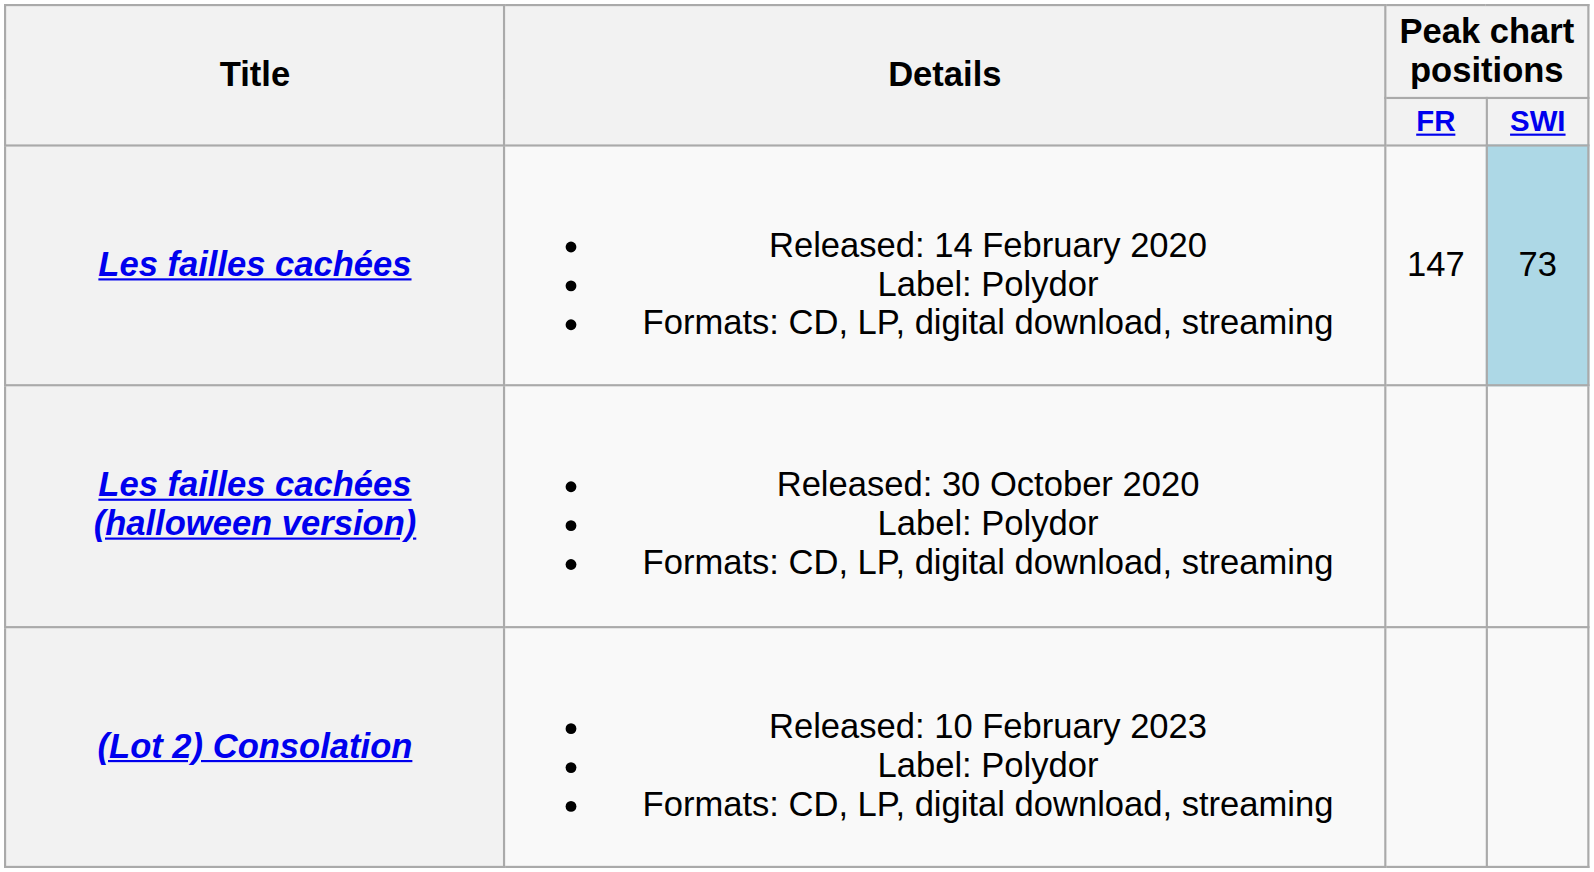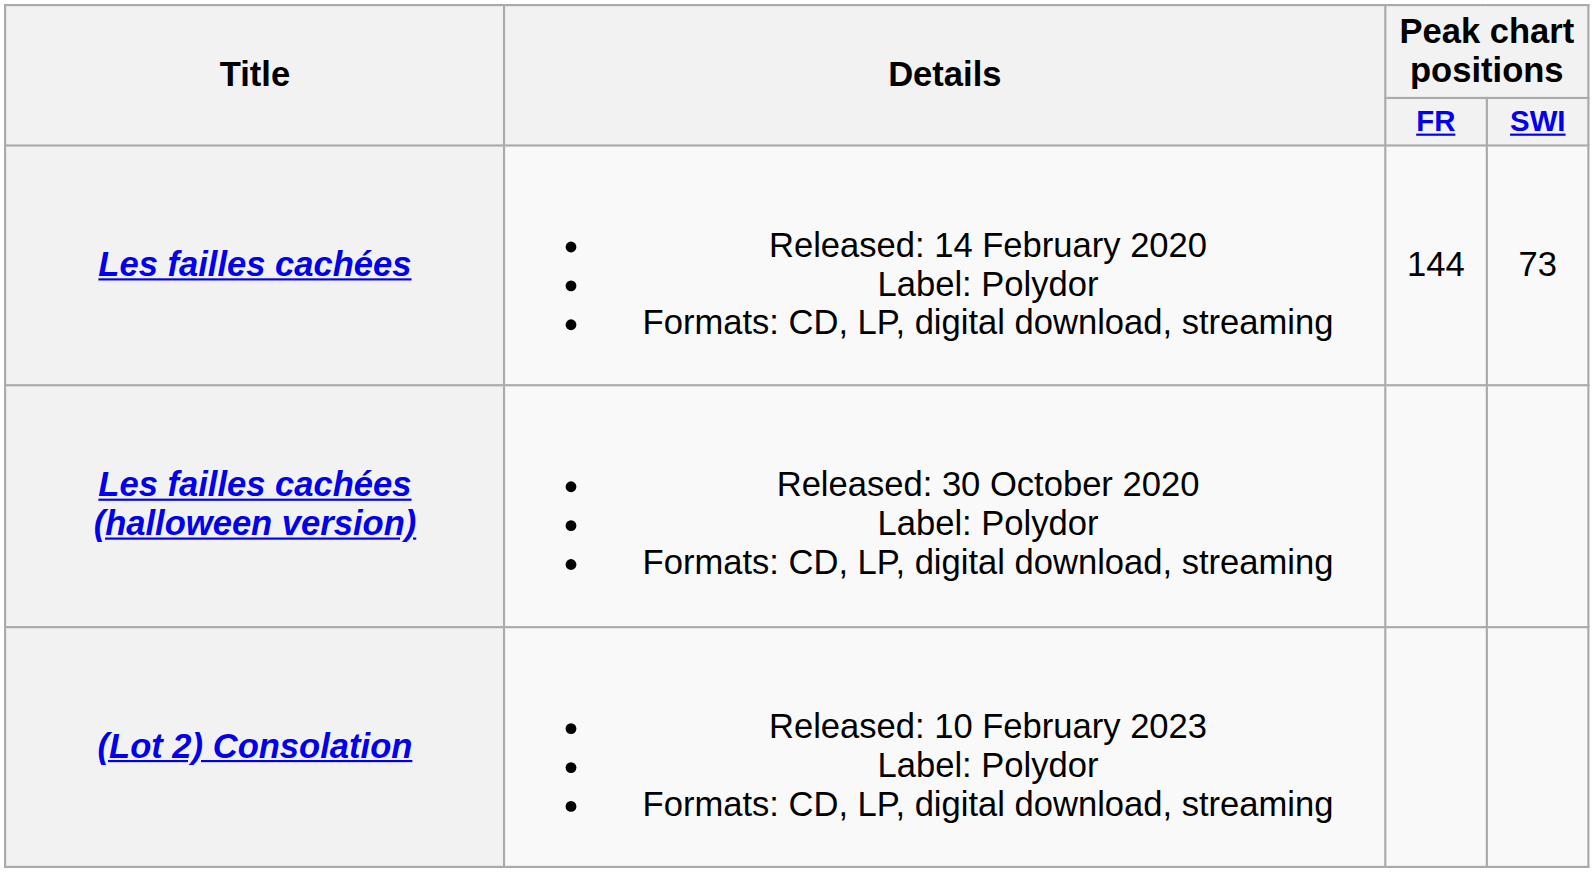(1436, 264) 147 -> (1436, 264) 144
(1538, 264) lightblue background -> (1538, 264) no background
